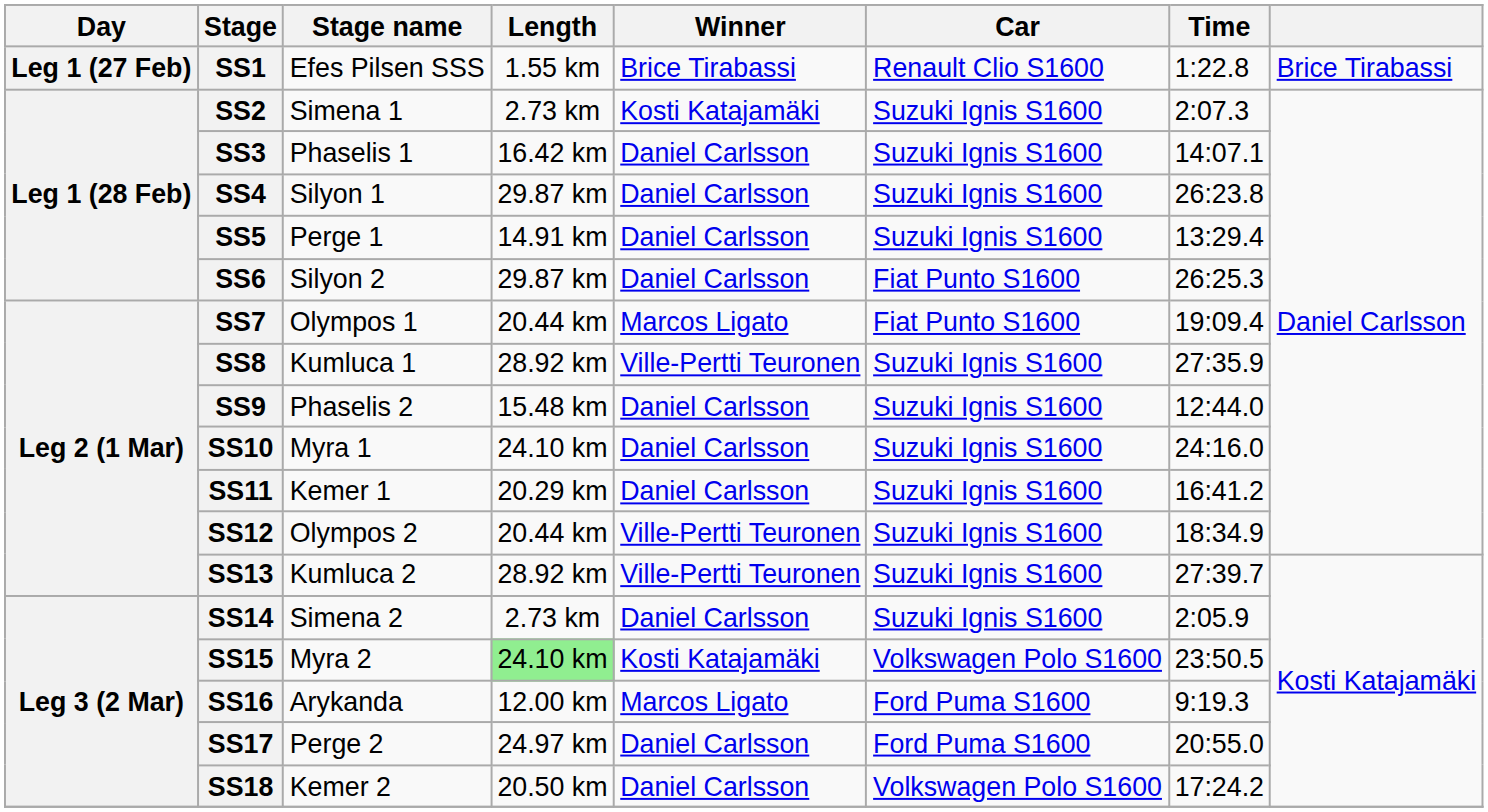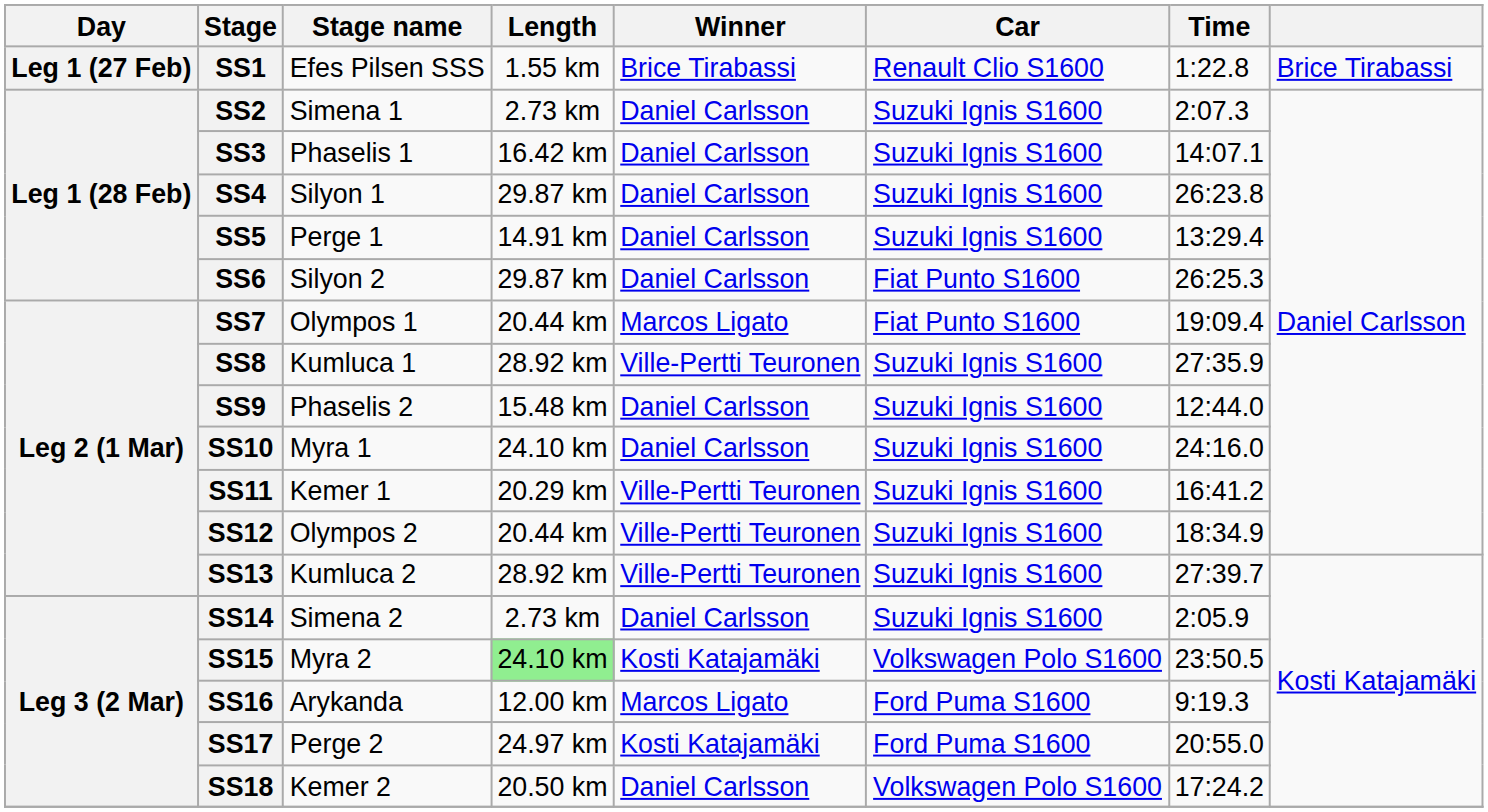(720, 110) Kosti Katajamäki -> (715, 110) Daniel Carlsson
(715, 490) Daniel Carlsson -> (740, 490) Ville-Pertti Teuronen
(715, 744) Daniel Carlsson -> (720, 744) Kosti Katajamäki
